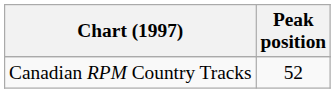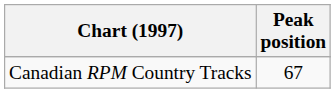(293, 72) 52 -> (293, 72) 67
